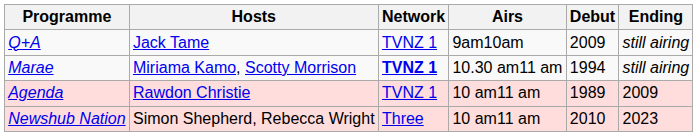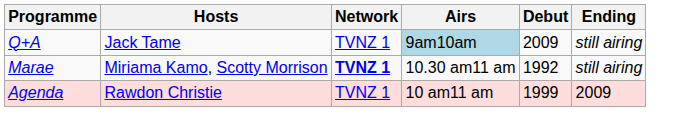(488, 42) no background -> (441, 42) lightblue background
(588, 67) 1994 -> (541, 67) 1992
(588, 93) 1989 -> (541, 93) 1999
- row: (67, 118)
